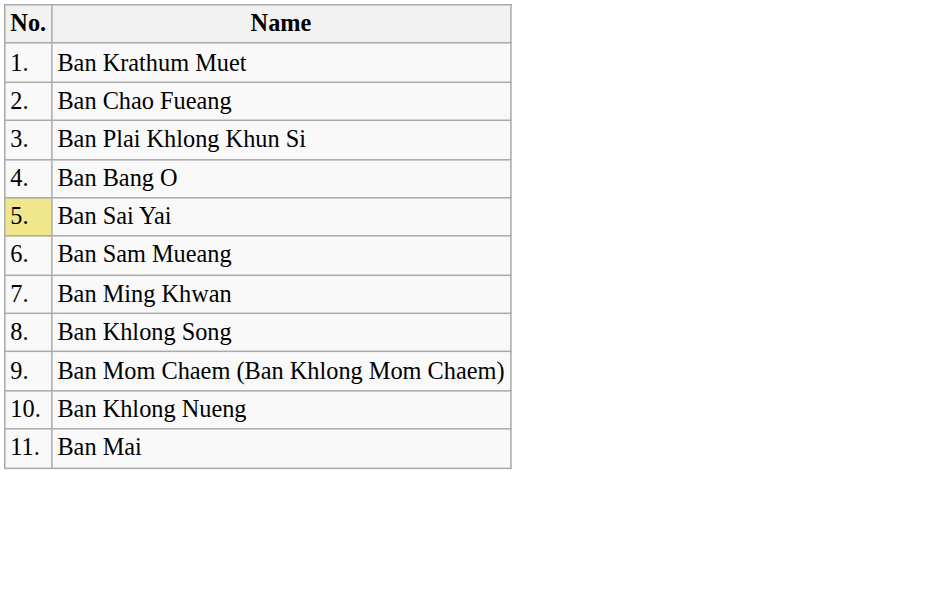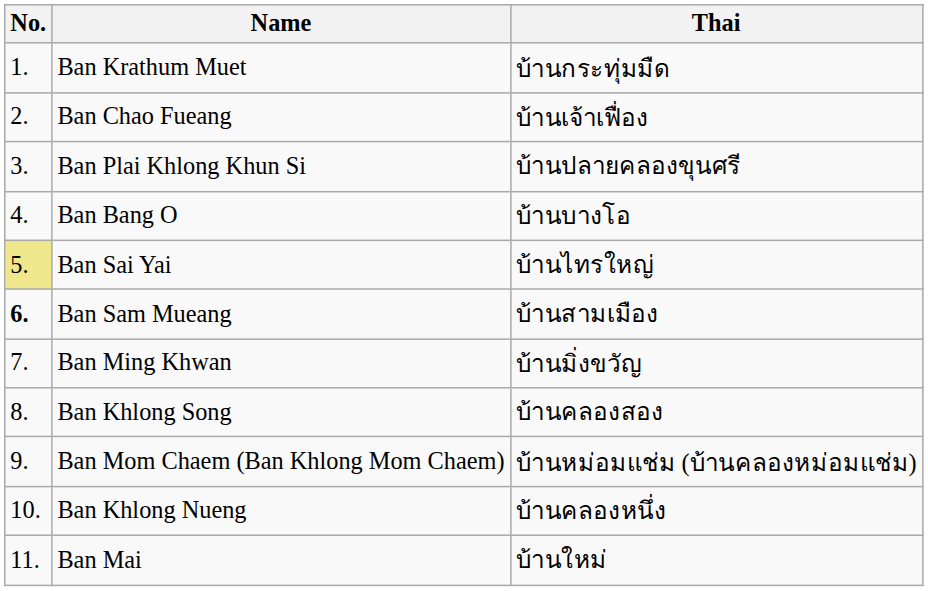+ column: (716, 23)
(19, 255) normal -> (19, 313) bold
